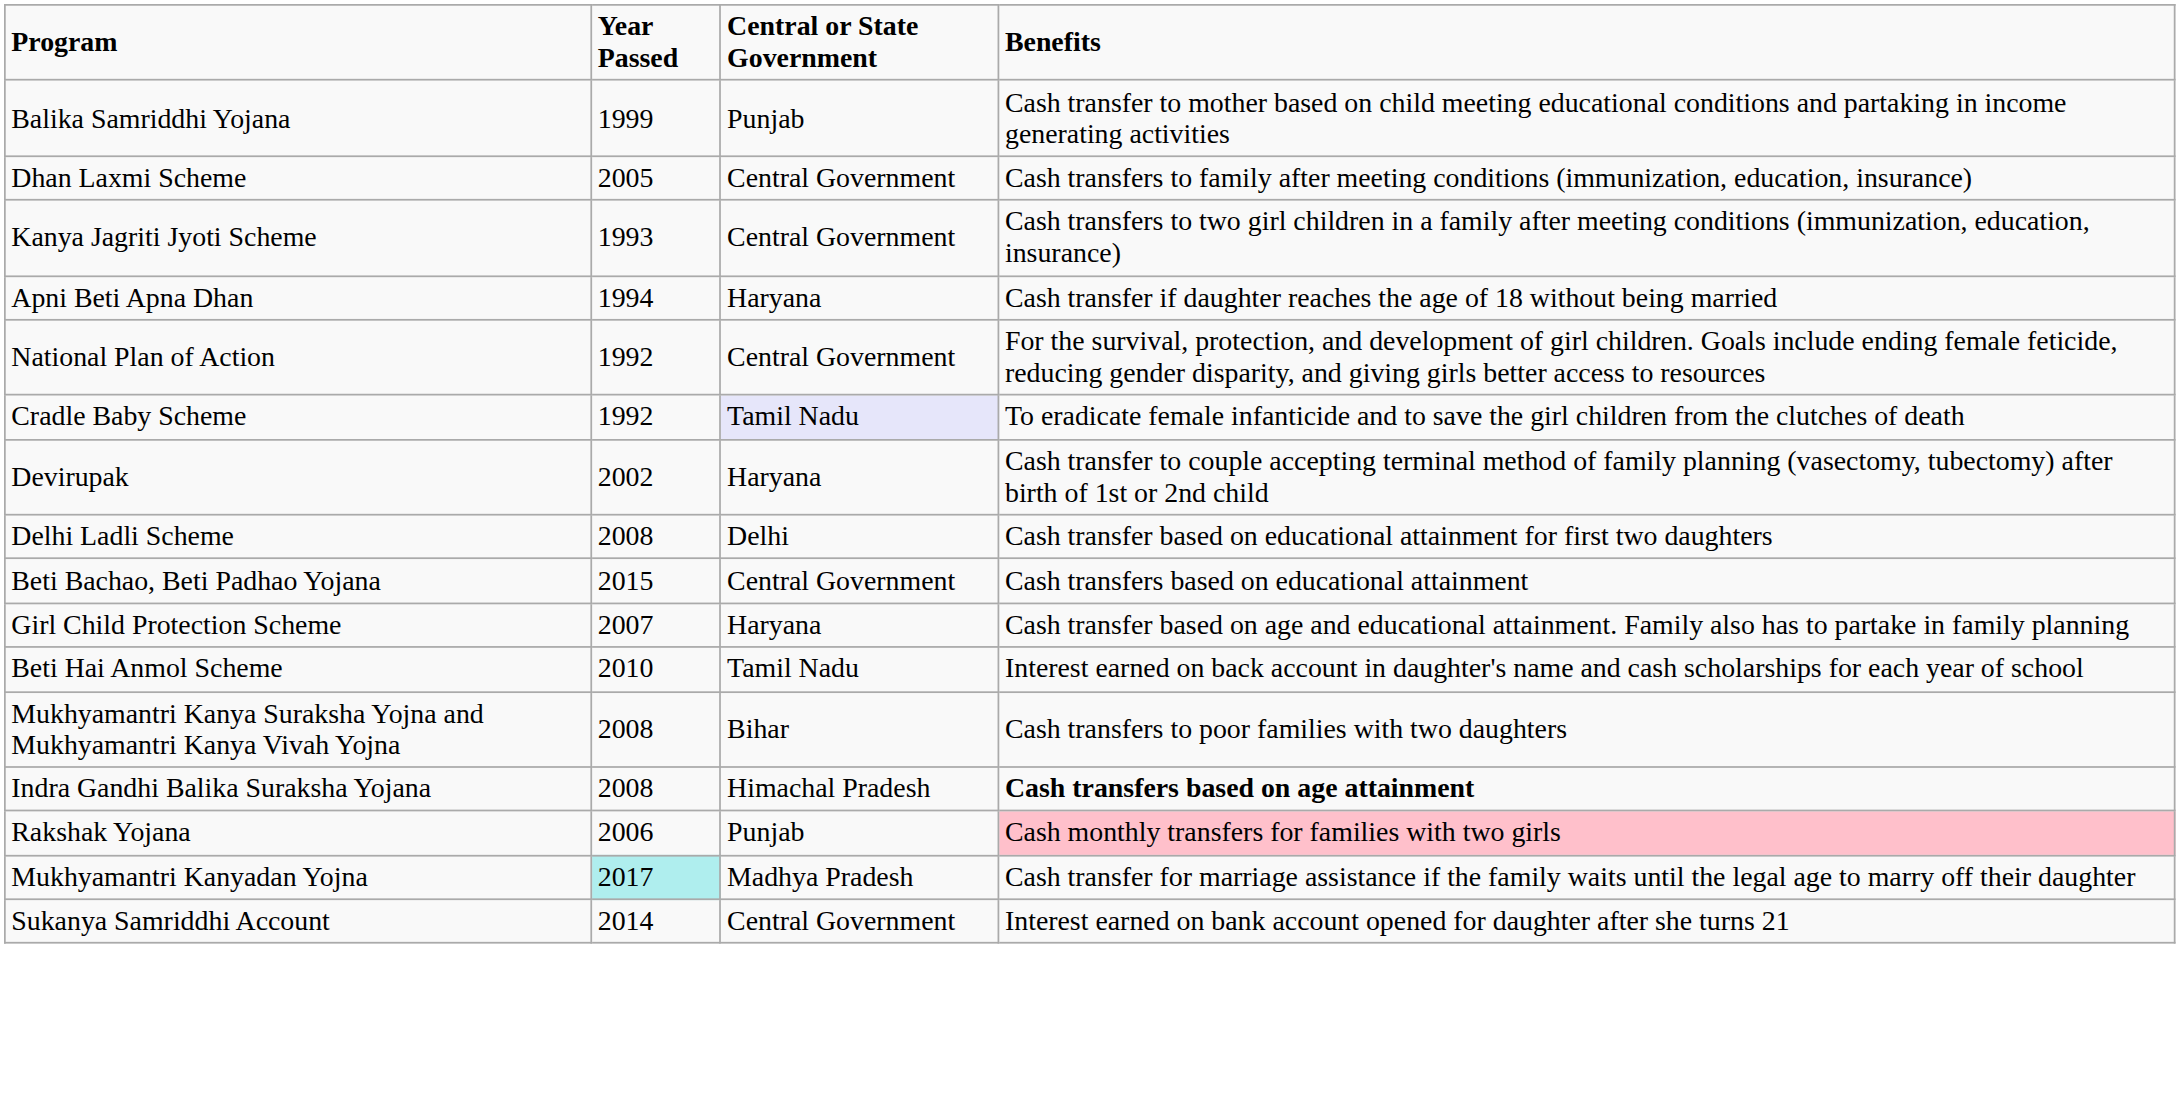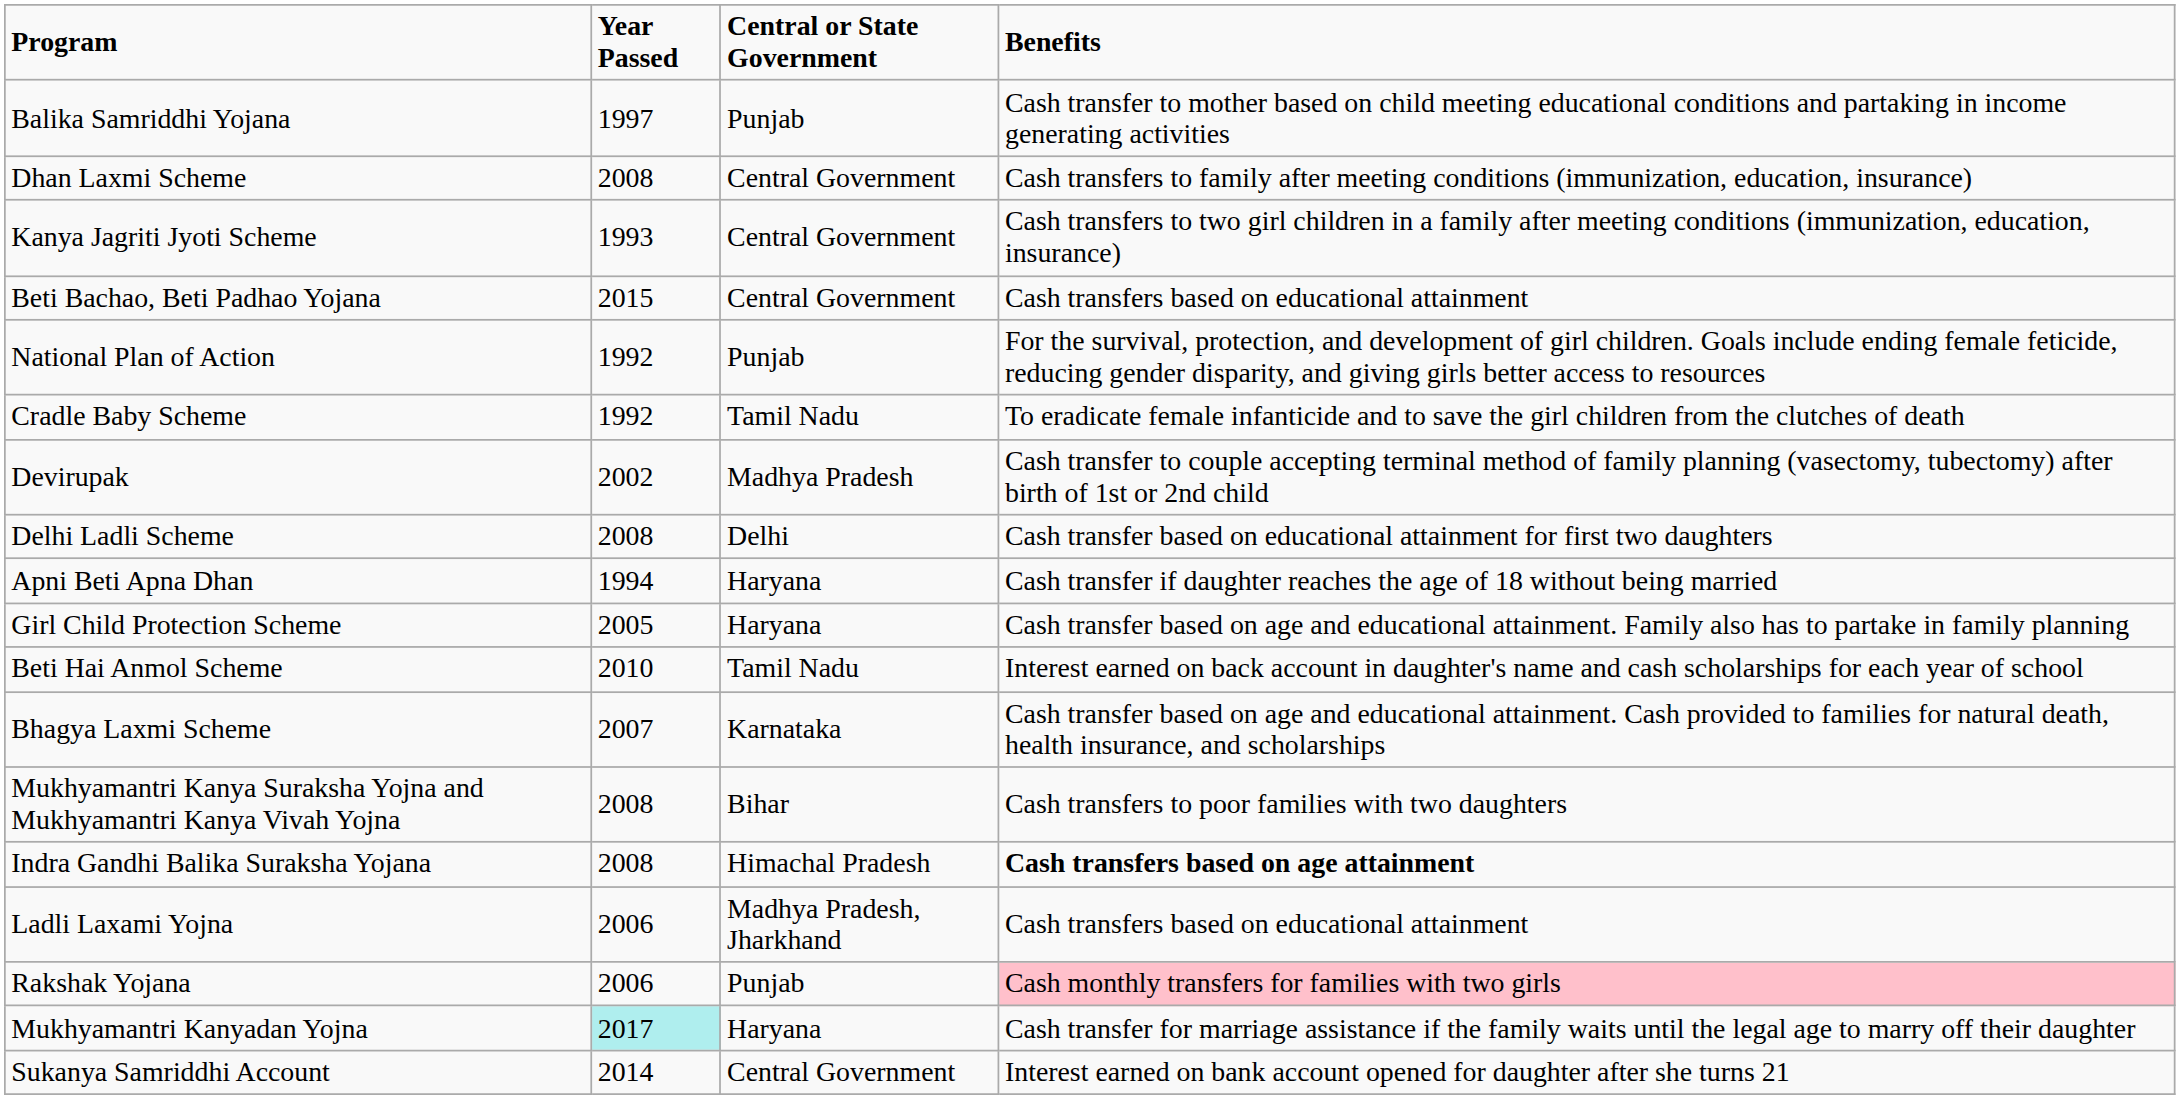(626, 117) 1999 -> (626, 117) 1997
(626, 177) 2005 -> (626, 177) 2008
rows swapped: (196, 580) <-> (132, 297)
(841, 356) Central Government -> (766, 356) Punjab
(793, 416) lavender background -> (793, 416) no background
(774, 476) Haryana -> (820, 476) Madhya Pradesh
(626, 624) 2007 -> (626, 624) 2005
+ row: (141, 728)
+ row: (122, 923)
(820, 876) Madhya Pradesh -> (774, 1027) Haryana
